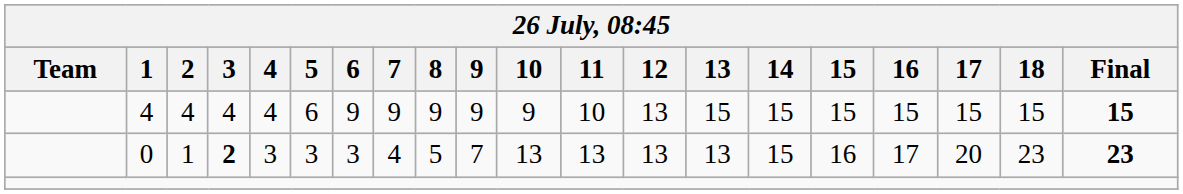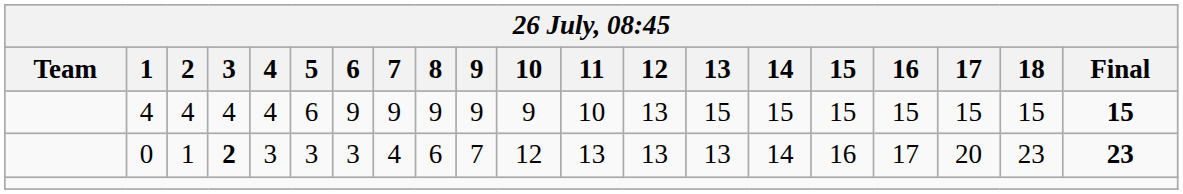(436, 154) 5 -> (436, 154) 6
(529, 154) 13 -> (529, 154) 12
(780, 154) 15 -> (780, 154) 14
